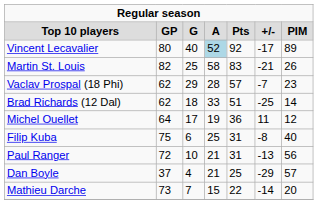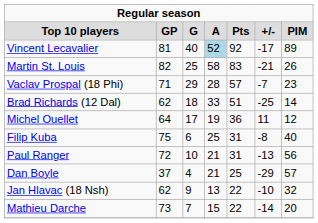(165, 48) 80 -> (165, 48) 81
(165, 84) 62 -> (165, 84) 71
+ row: (58, 191)
